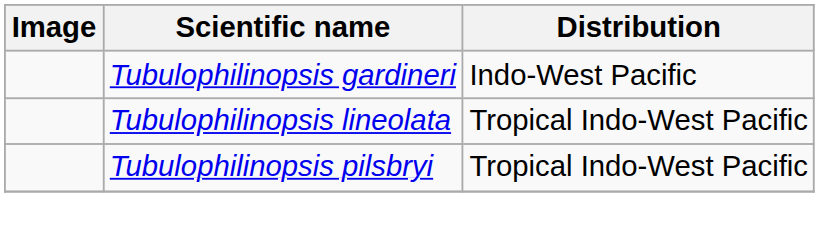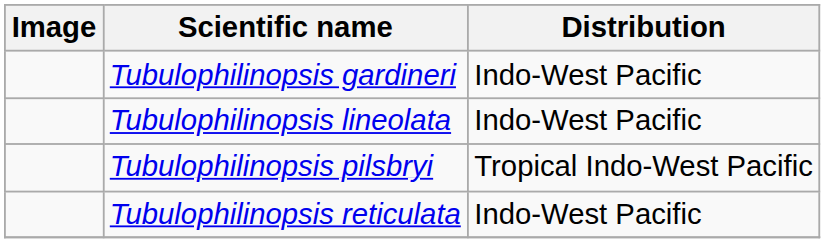(639, 120) Tropical Indo-West Pacific -> (588, 120) Indo-West Pacific
+ row: (285, 213)
